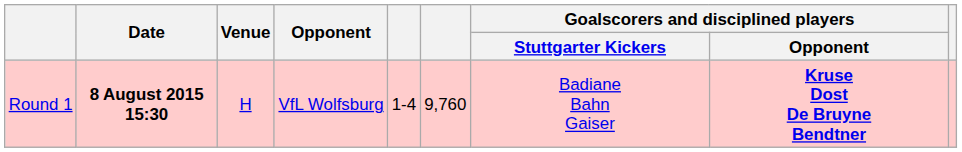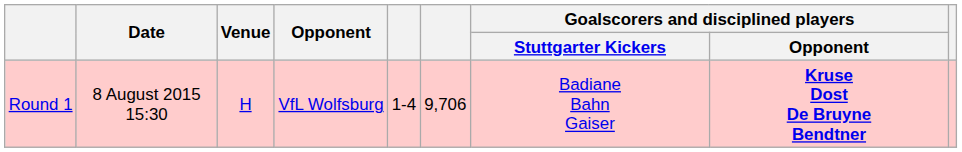(147, 104) bold -> (147, 104) normal
(445, 104) 9,760 -> (445, 104) 9,706
